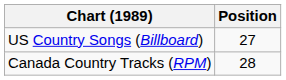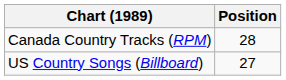rows swapped: (110, 63) <-> (105, 39)
